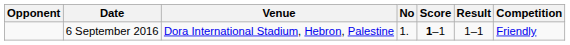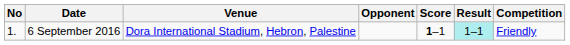columns swapped: (407, 13) <-> (34, 13)
(474, 31) no background -> (474, 31) paleturquoise background
